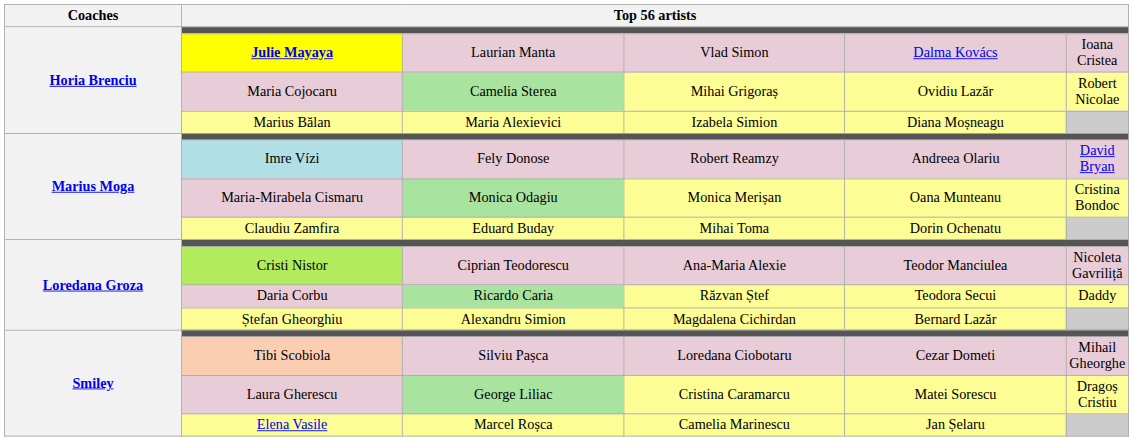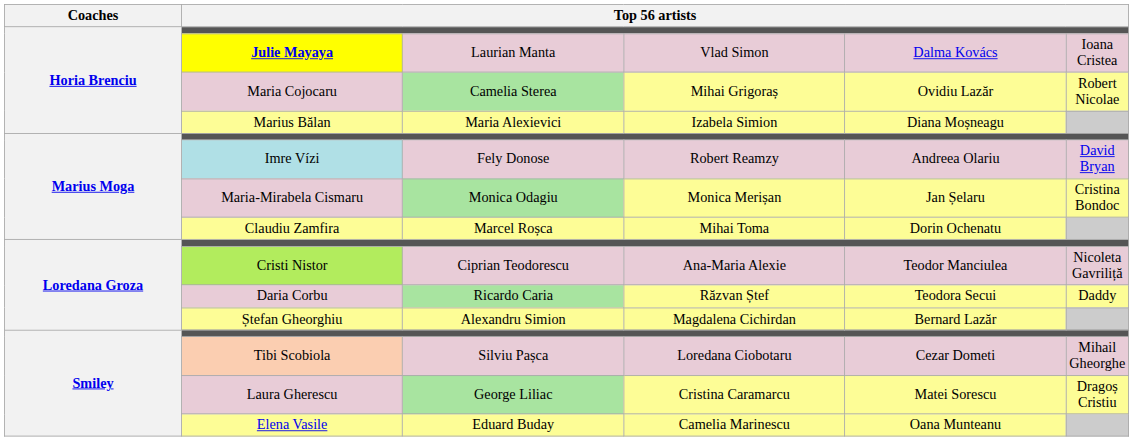(955, 197) Oana Munteanu -> (955, 197) Jan Șelaru
(513, 228) Eduard Buday -> (513, 228) Marcel Roșca
(513, 425) Marcel Roșca -> (513, 425) Eduard Buday
(955, 425) Jan Șelaru -> (955, 425) Oana Munteanu
